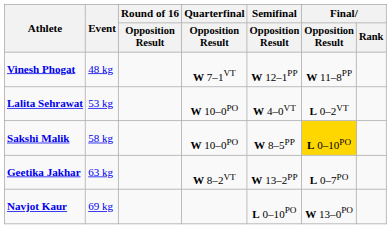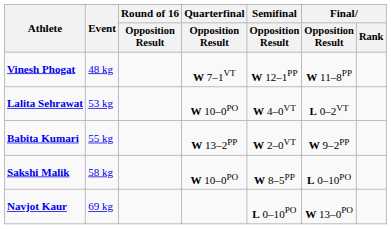+ row: (43, 138)
(329, 145) gold background -> (329, 179) no background
- row: (44, 172)
